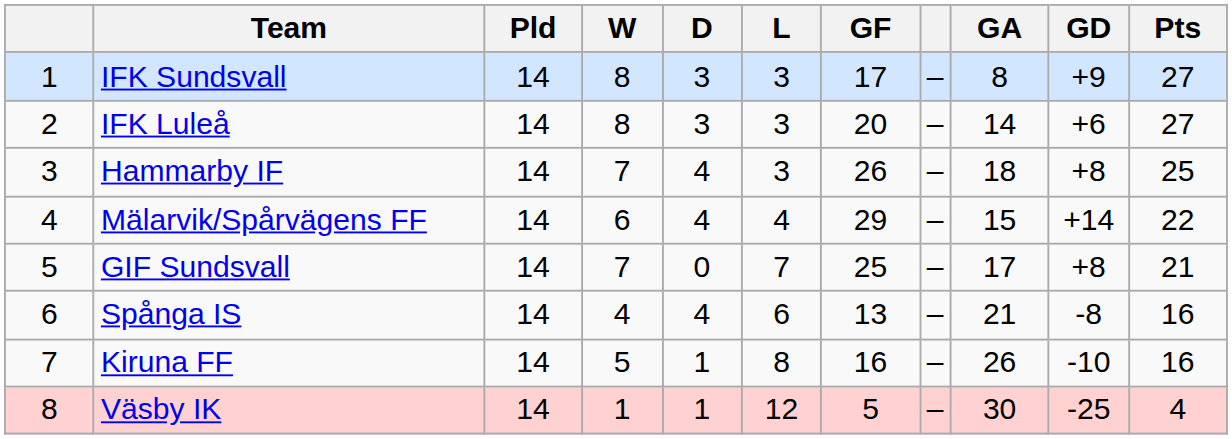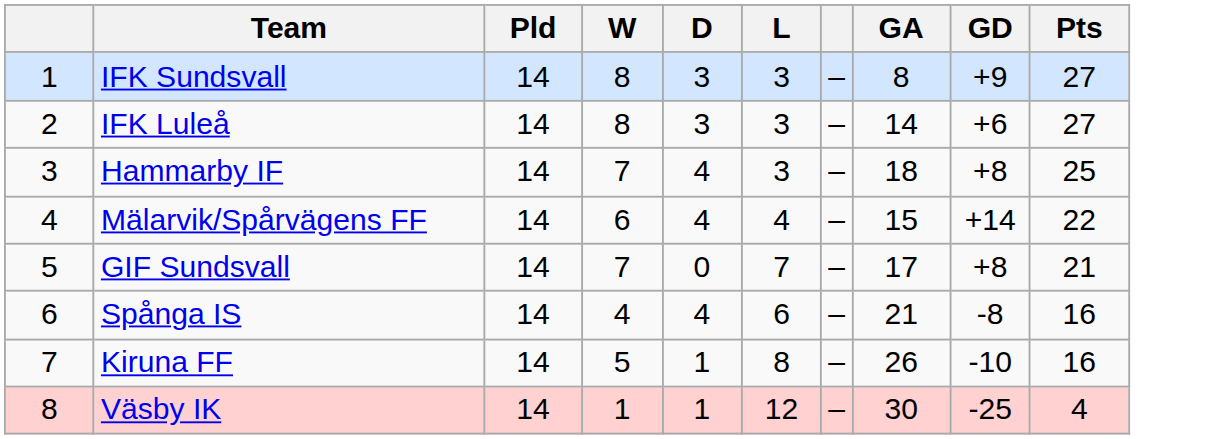- column: (871, 28)
